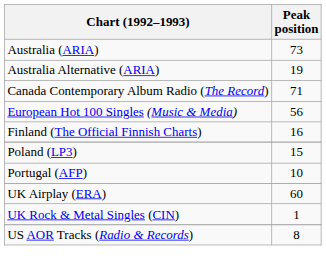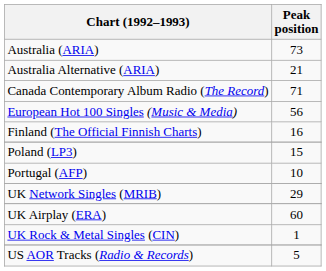(297, 70) 19 -> (297, 70) 21
+ row: (84, 193)
(297, 234) 8 -> (297, 255) 5
